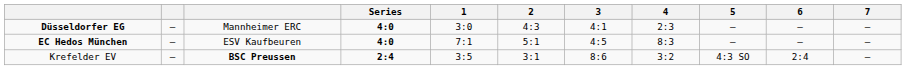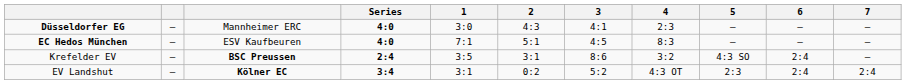+ row: (83, 72)
